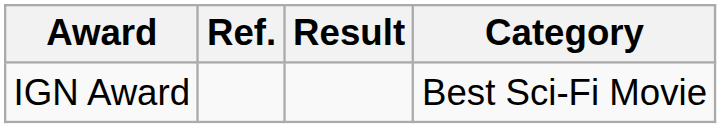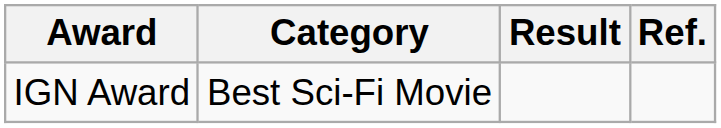columns swapped: (564, 33) <-> (242, 33)
